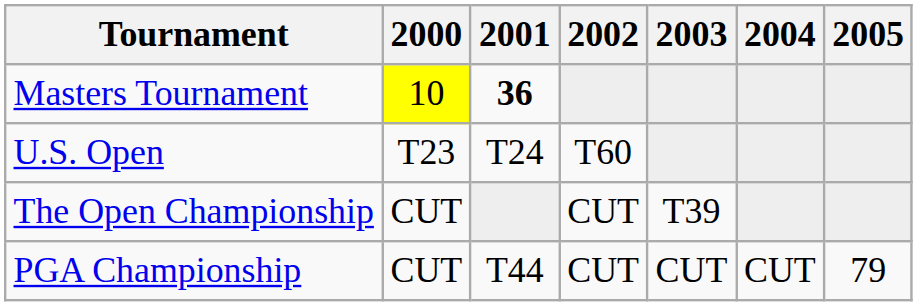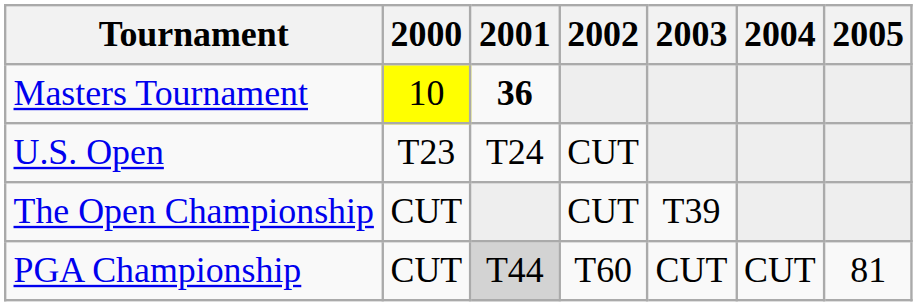(603, 152) T60 -> (603, 152) CUT
(515, 270) no background -> (515, 270) lightgrey background
(603, 270) CUT -> (603, 270) T60
(868, 270) 79 -> (868, 270) 81
